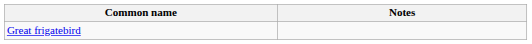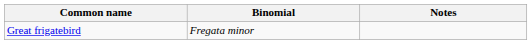+ column: (273, 13)
